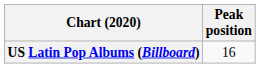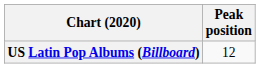(229, 52) 16 -> (229, 52) 12
